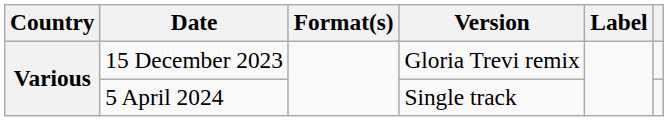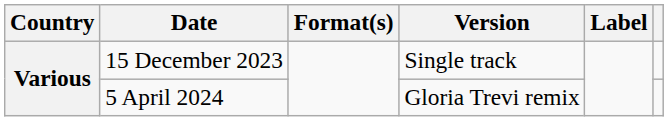(492, 60) Gloria Trevi remix -> (461, 60) Single track
(461, 97) Single track -> (492, 97) Gloria Trevi remix
